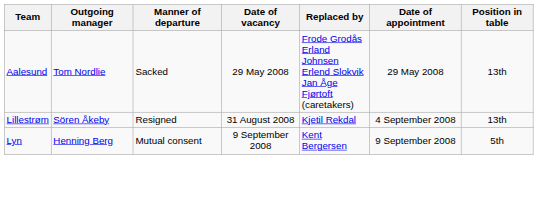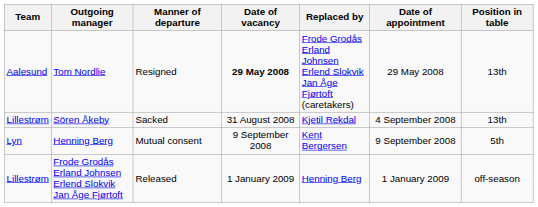(152, 71) Sacked -> (156, 71) Resigned
(261, 71) normal -> (261, 71) bold
(156, 120) Resigned -> (152, 120) Sacked
+ row: (88, 178)
